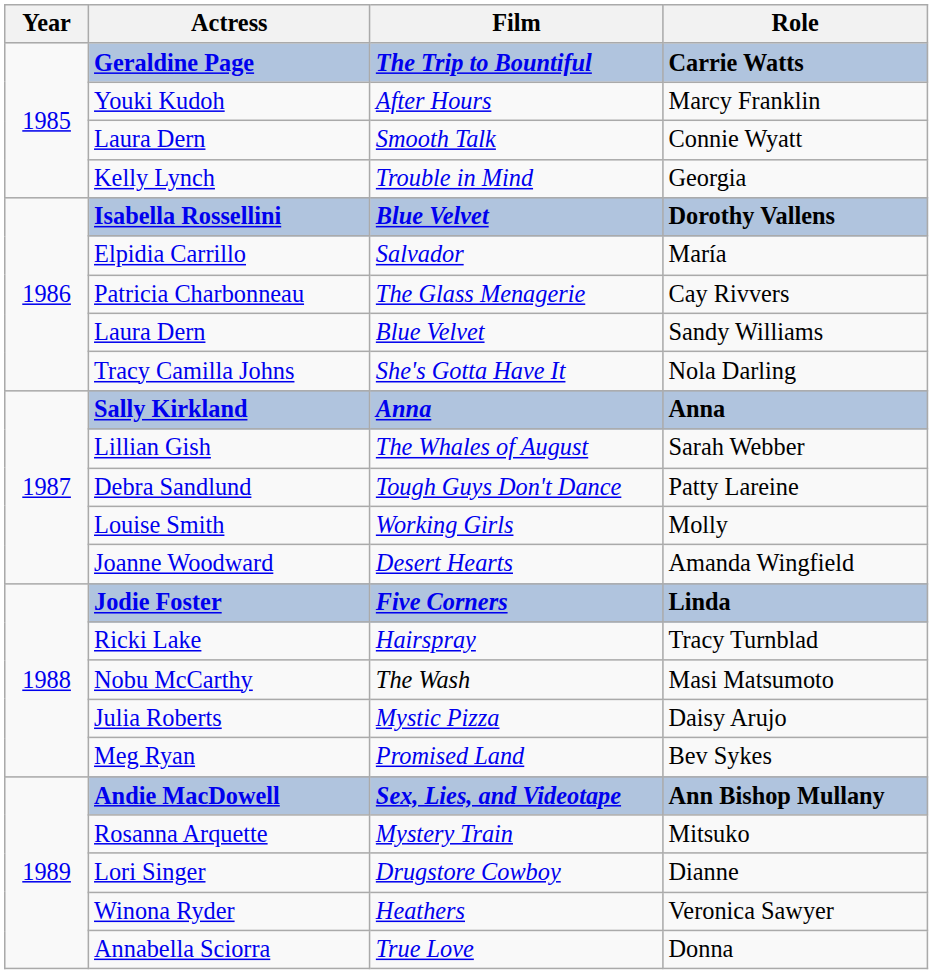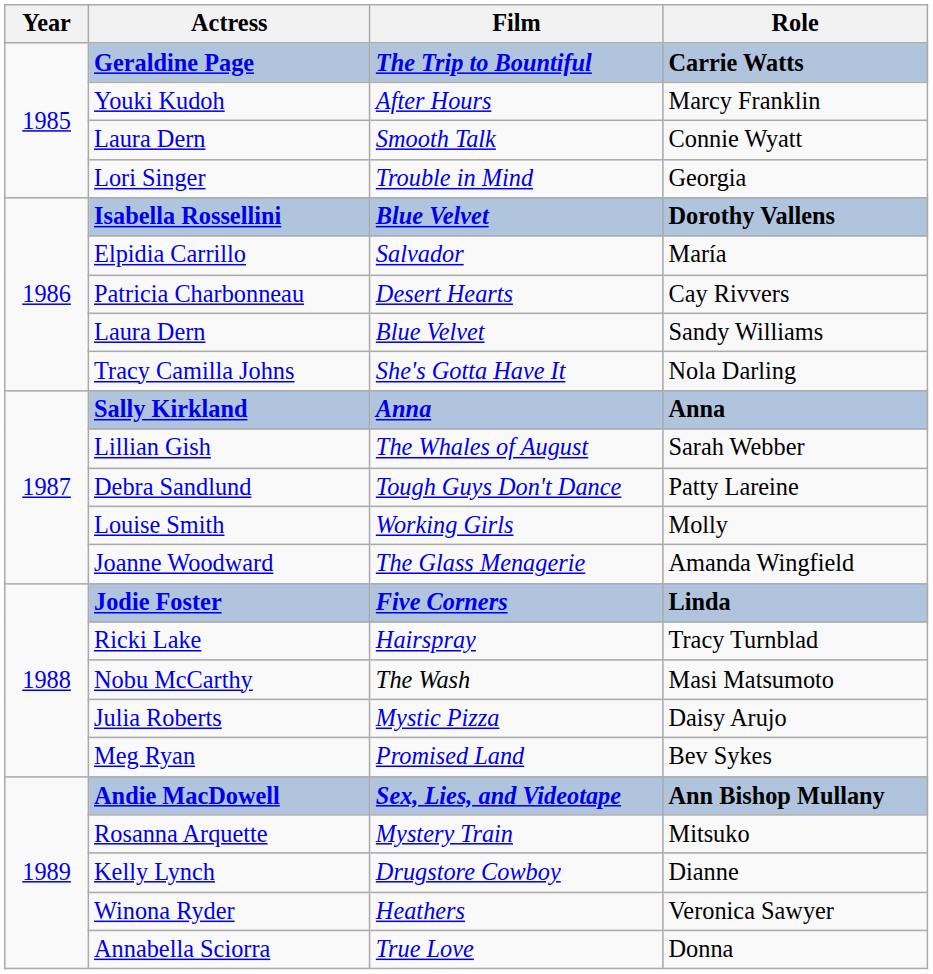(154, 178) Kelly Lynch -> (150, 178) Lori Singer
(481, 293) The Glass Menagerie -> (444, 293) Desert Hearts
(444, 563) Desert Hearts -> (481, 563) The Glass Menagerie
(150, 872) Lori Singer -> (154, 872) Kelly Lynch
